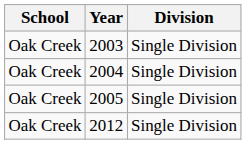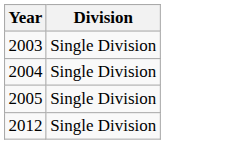- column: (45, 17)
